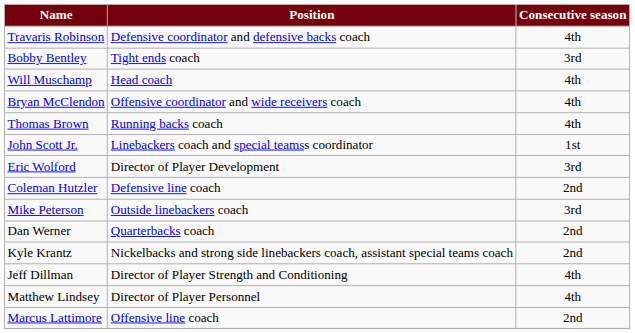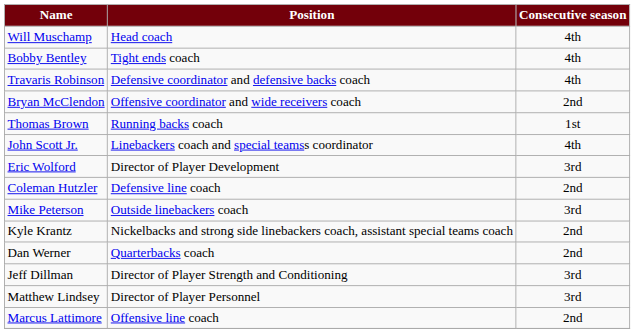rows swapped: (50, 80) <-> (56, 37)
(573, 58) 3rd -> (573, 58) 4th
(573, 102) 4th -> (573, 102) 2nd
(573, 123) 4th -> (573, 123) 1st
(573, 145) 1st -> (573, 145) 4th
rows swapped: (39, 231) <-> (40, 253)
(573, 275) 4th -> (573, 275) 3rd
(573, 296) 4th -> (573, 296) 3rd
